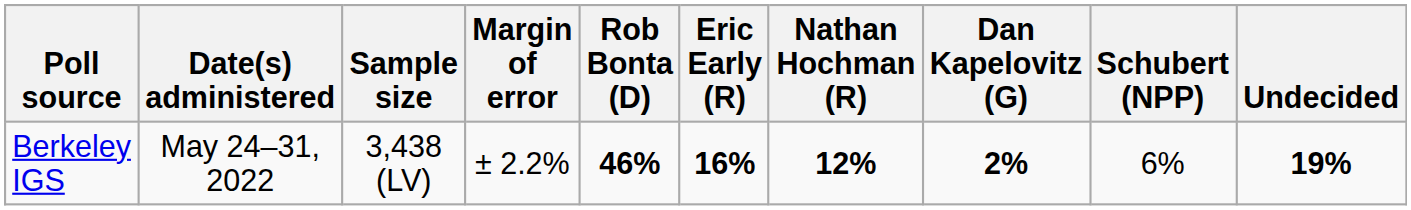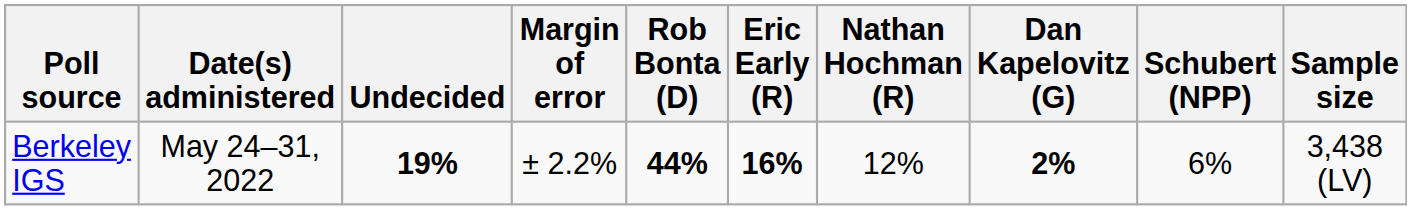columns swapped: (404, 80) <-> (1321, 97)
(630, 163) 46% -> (677, 163) 44%
(846, 163) bold -> (893, 163) normal
